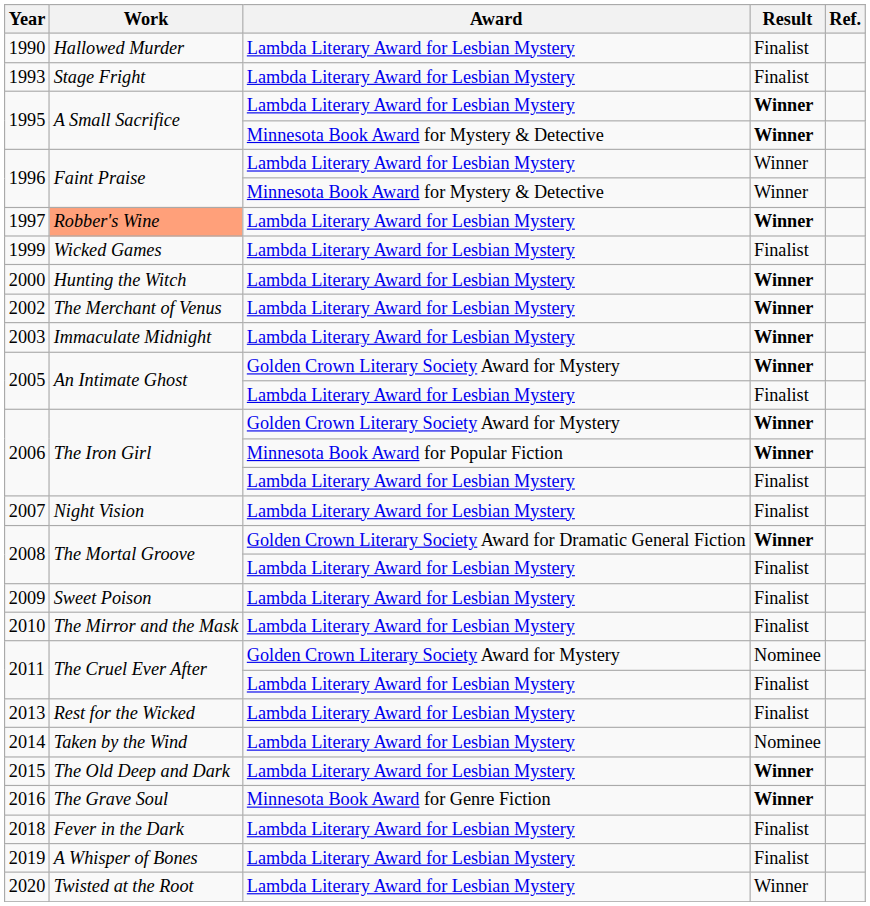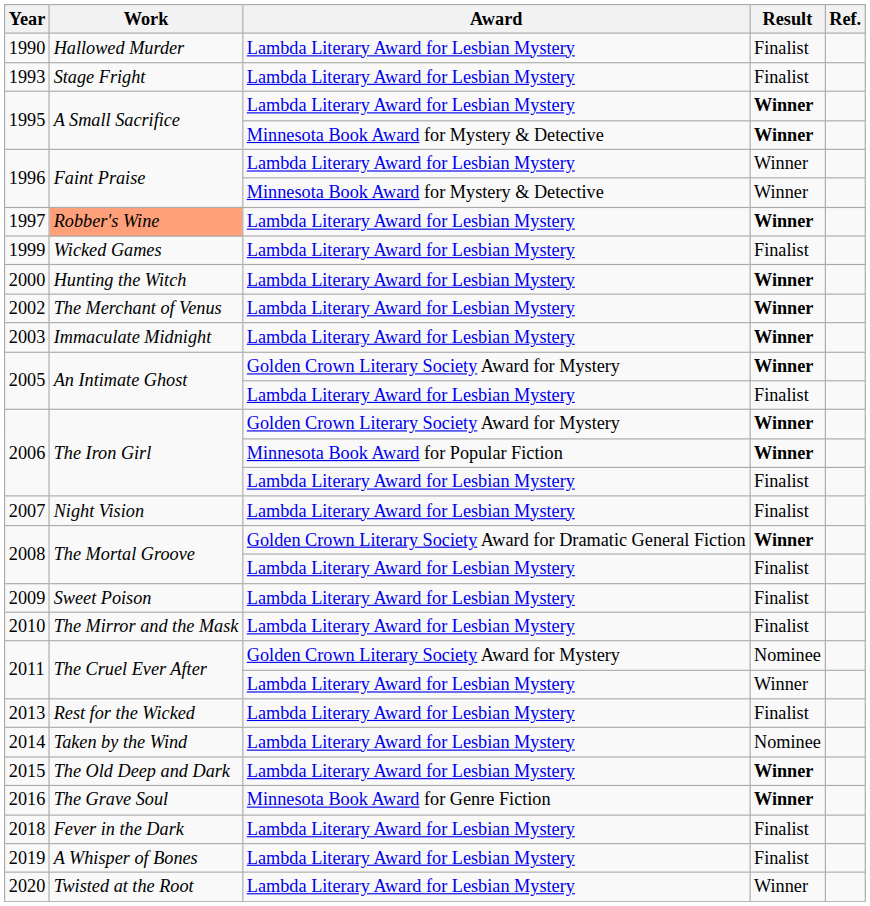(781, 684) Finalist -> (781, 684) Winner
